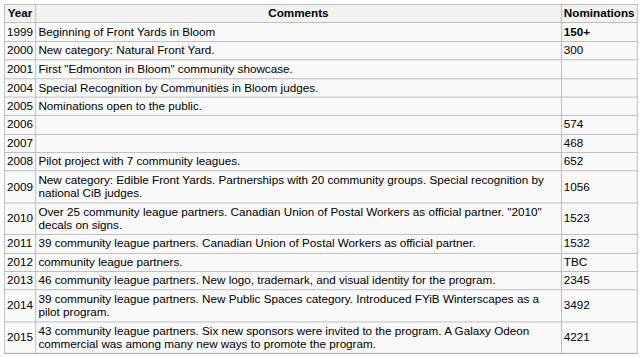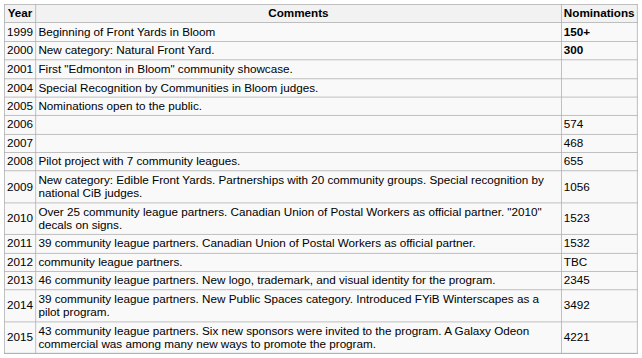(574, 50) normal -> (574, 50) bold
(574, 161) 652 -> (574, 161) 655
